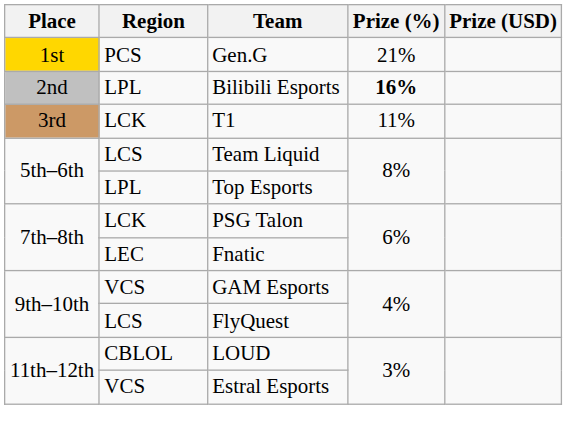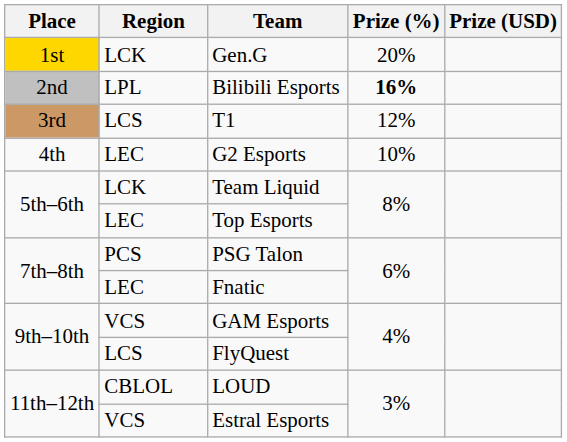(123, 54) PCS -> (125, 54) LCK
(396, 54) 21% -> (396, 54) 20%
(125, 120) LCK -> (124, 120) LCS
(396, 120) 11% -> (396, 120) 12%
+ row: (259, 154)
(124, 154) LCS -> (125, 187) LCK
(123, 187) LPL -> (124, 220) LEC
(125, 220) LCK -> (123, 253) PCS
